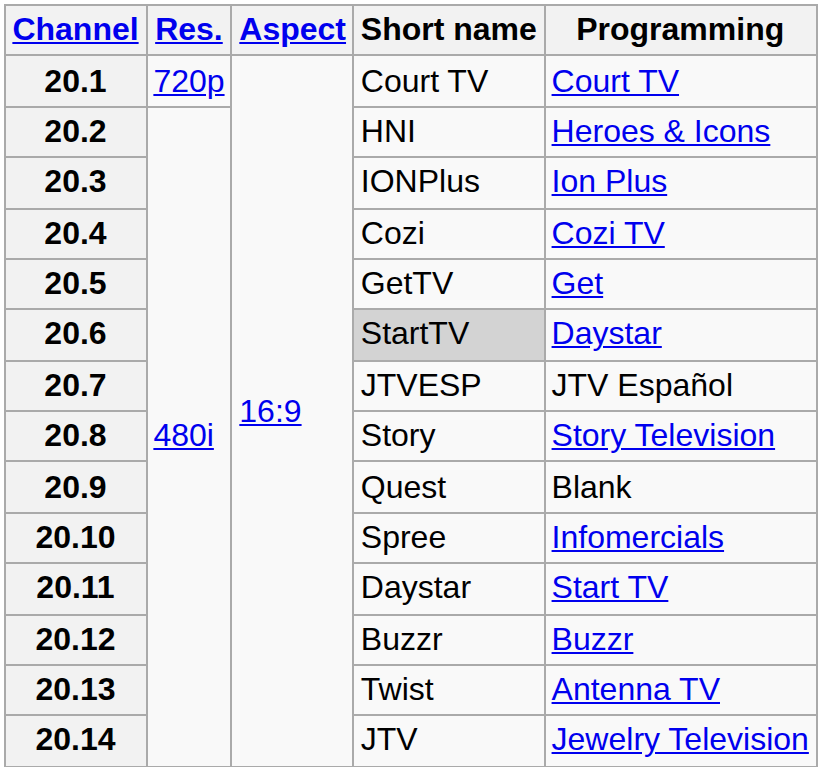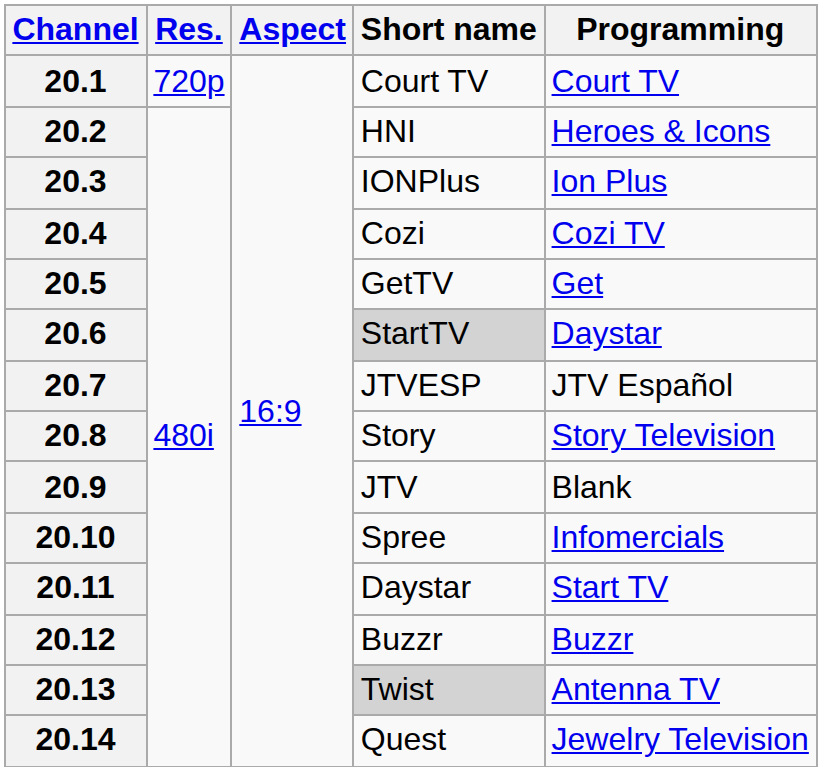(403, 486) Quest -> (389, 486) JTV
(397, 689) no background -> (397, 689) lightgrey background
(389, 740) JTV -> (403, 740) Quest
